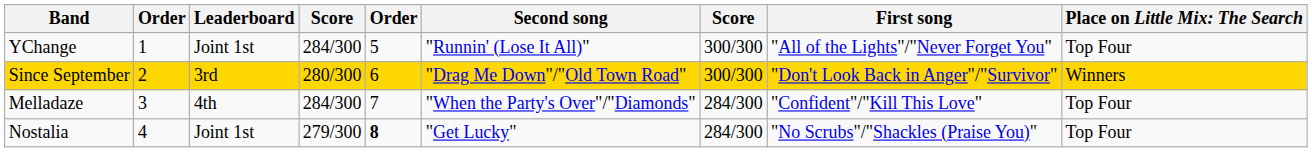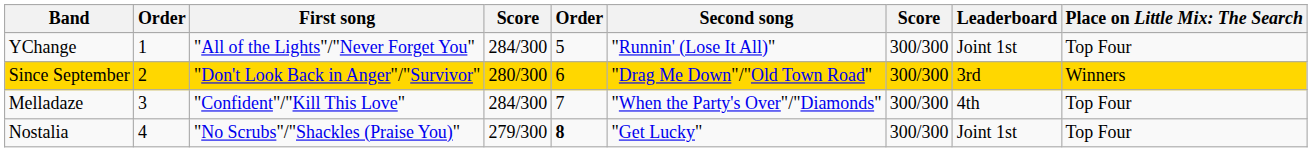columns swapped: (914, 18) <-> (244, 18)
(733, 103) 284/300 -> (919, 103) 300/300
(733, 132) 284/300 -> (919, 132) 300/300
